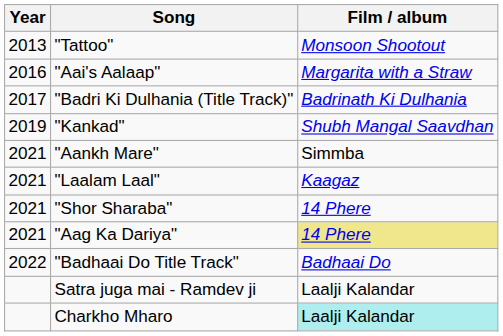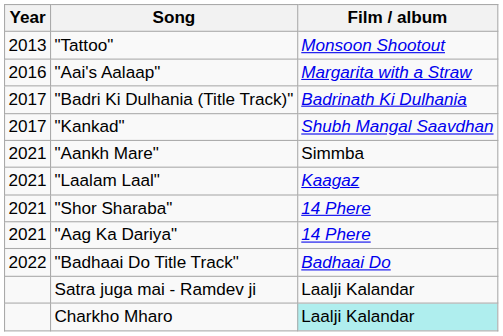(28, 126) 2019 -> (28, 126) 2017
(336, 235) khaki background -> (336, 235) no background
